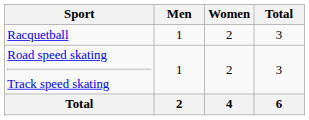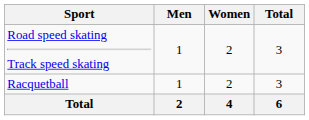rows swapped: (38, 34) <-> (79, 69)
